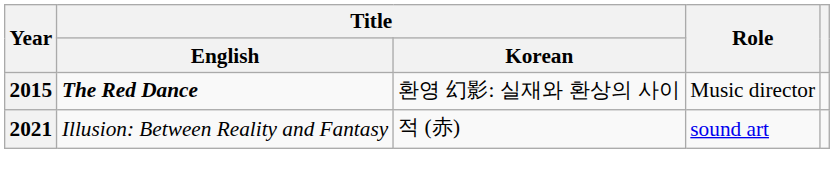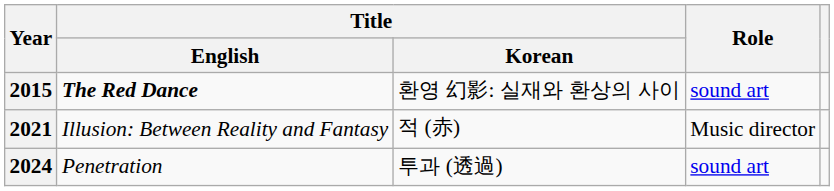(753, 90) Music director -> (730, 90) sound art
(730, 128) sound art -> (753, 128) Music director
+ row: (31, 166)
